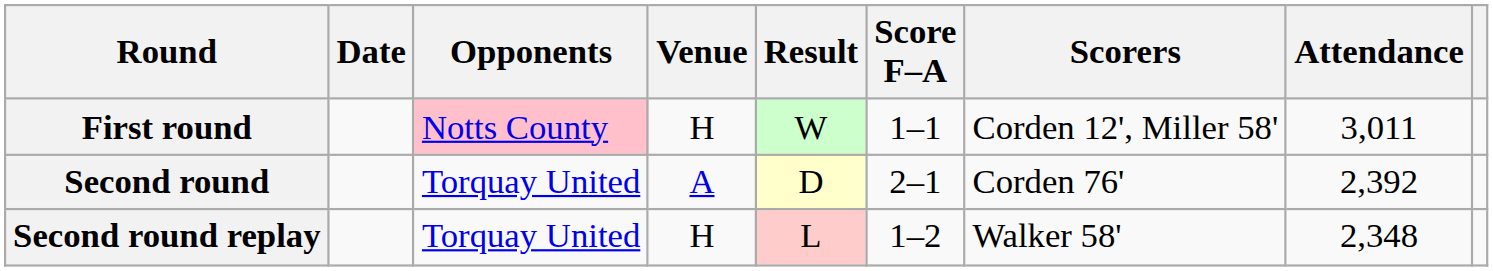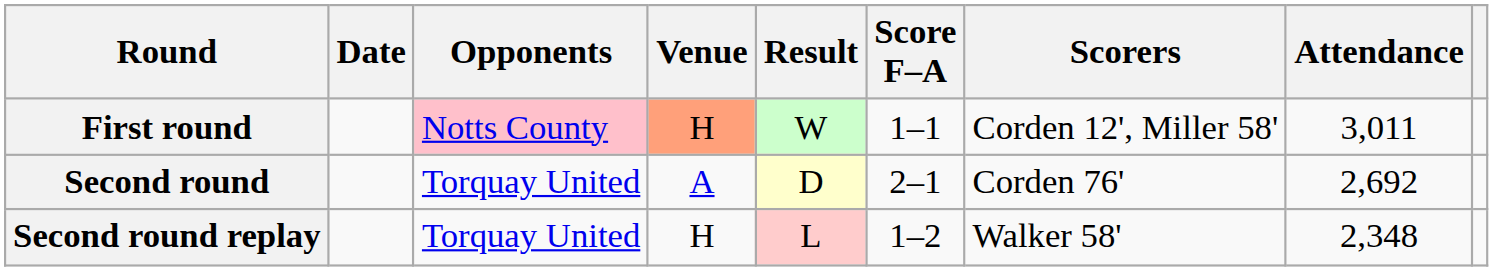(702, 126) no background -> (702, 126) lightsalmon background
(1379, 181) 2,392 -> (1379, 181) 2,692
